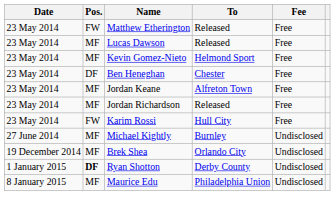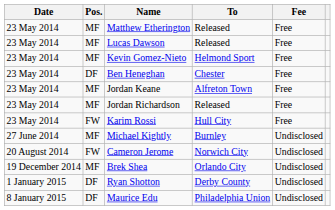(93, 27) FW -> (92, 27) MF
+ row: (140, 151)
(92, 167) bold -> (92, 182) normal
(92, 182) MF -> (92, 197) DF
